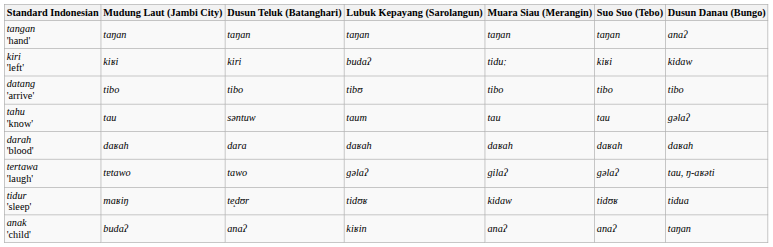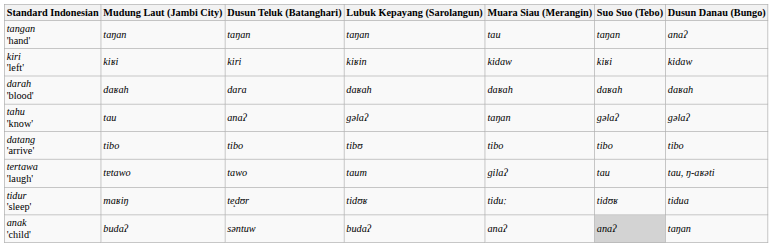(499, 34) taŋan -> (494, 34) tau
(359, 62) budaʔ -> (356, 62) kiʁin
(497, 62) tiduː -> (500, 62) kidaw
rows swapped: (21, 90) <-> (20, 145)
(241, 117) səntuw -> (237, 117) anaʔ
(357, 117) taum -> (357, 117) gəlaʔ
(494, 117) tau -> (499, 117) taŋan
(603, 117) tau -> (608, 117) gəlaʔ
(357, 173) gəlaʔ -> (357, 173) taum
(608, 173) gəlaʔ -> (603, 173) tau
(500, 201) kidaw -> (497, 201) tiduː
(237, 228) anaʔ -> (241, 228) səntuw
(356, 228) kiʁin -> (359, 228) budaʔ
(607, 228) no background -> (607, 228) lightgrey background
